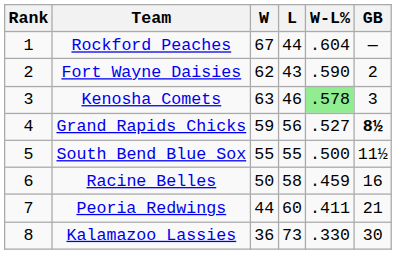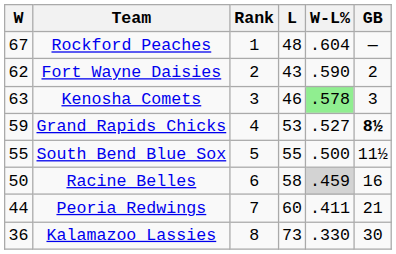columns swapped: (29, 18) <-> (264, 18)
(292, 45) 44 -> (292, 45) 48
(292, 127) 56 -> (292, 127) 53
(330, 181) no background -> (330, 181) lightgrey background
